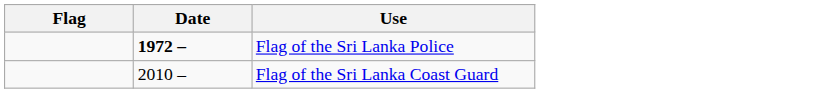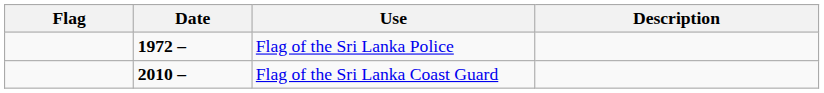+ column: (676, 18)
(162, 74) normal -> (162, 74) bold
